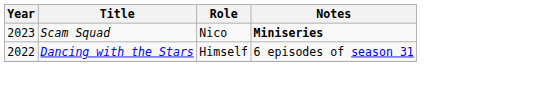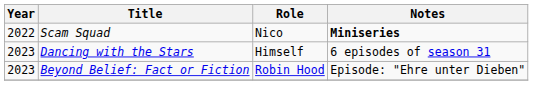(21, 33) 2023 -> (21, 33) 2022
(21, 52) 2022 -> (21, 52) 2023
+ row: (145, 70)
